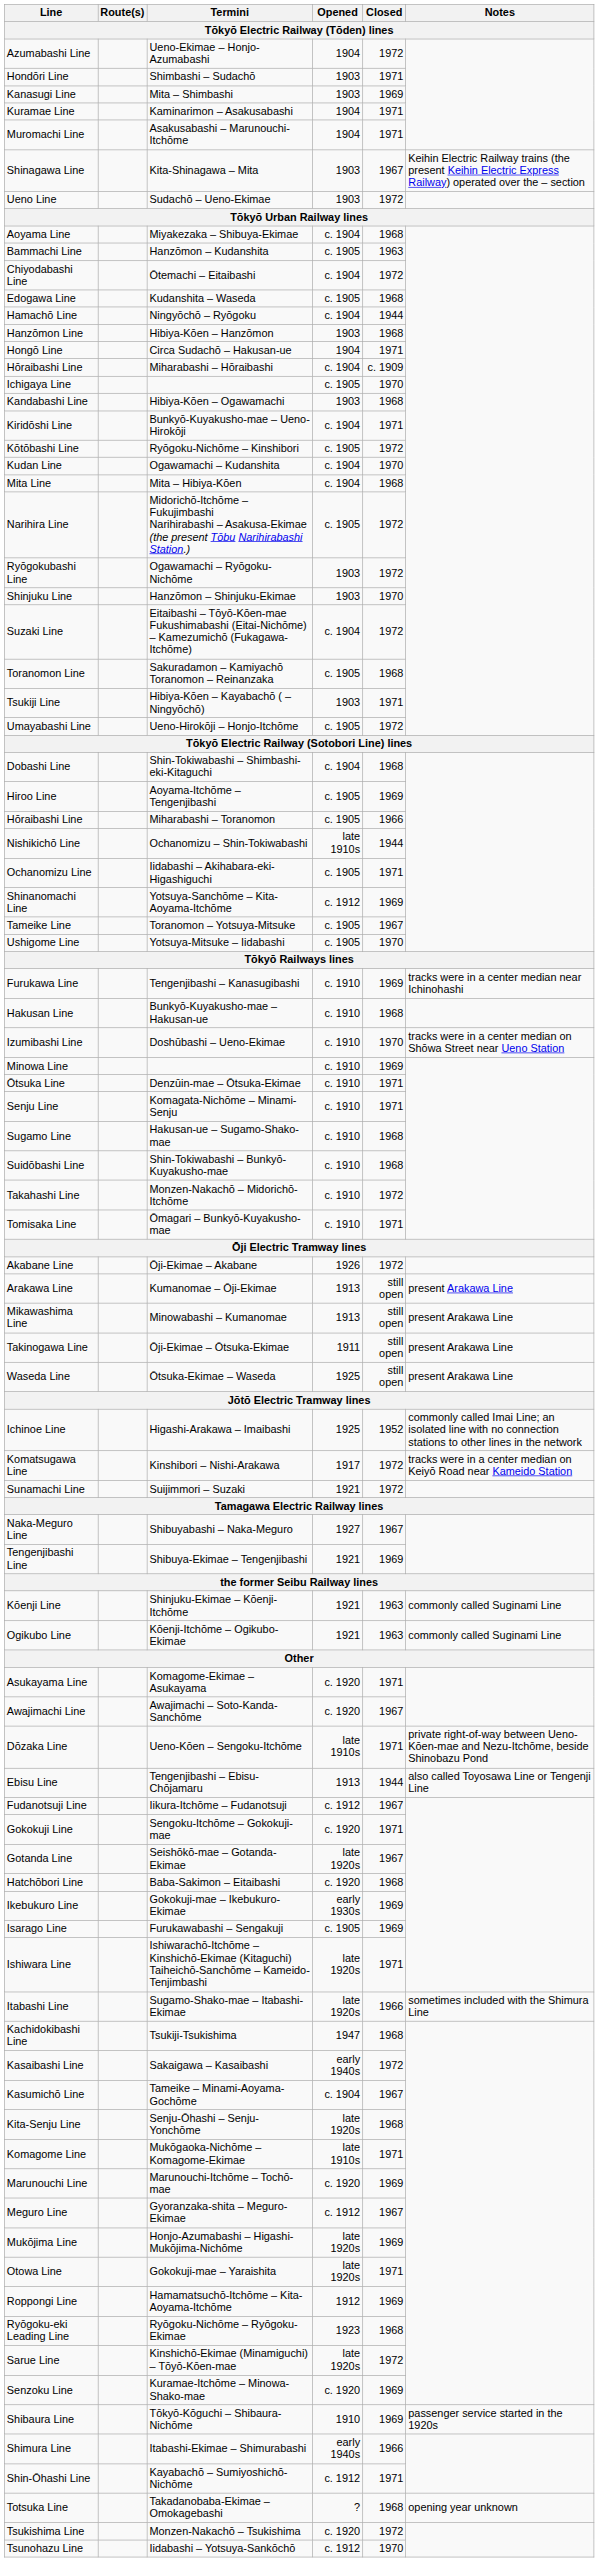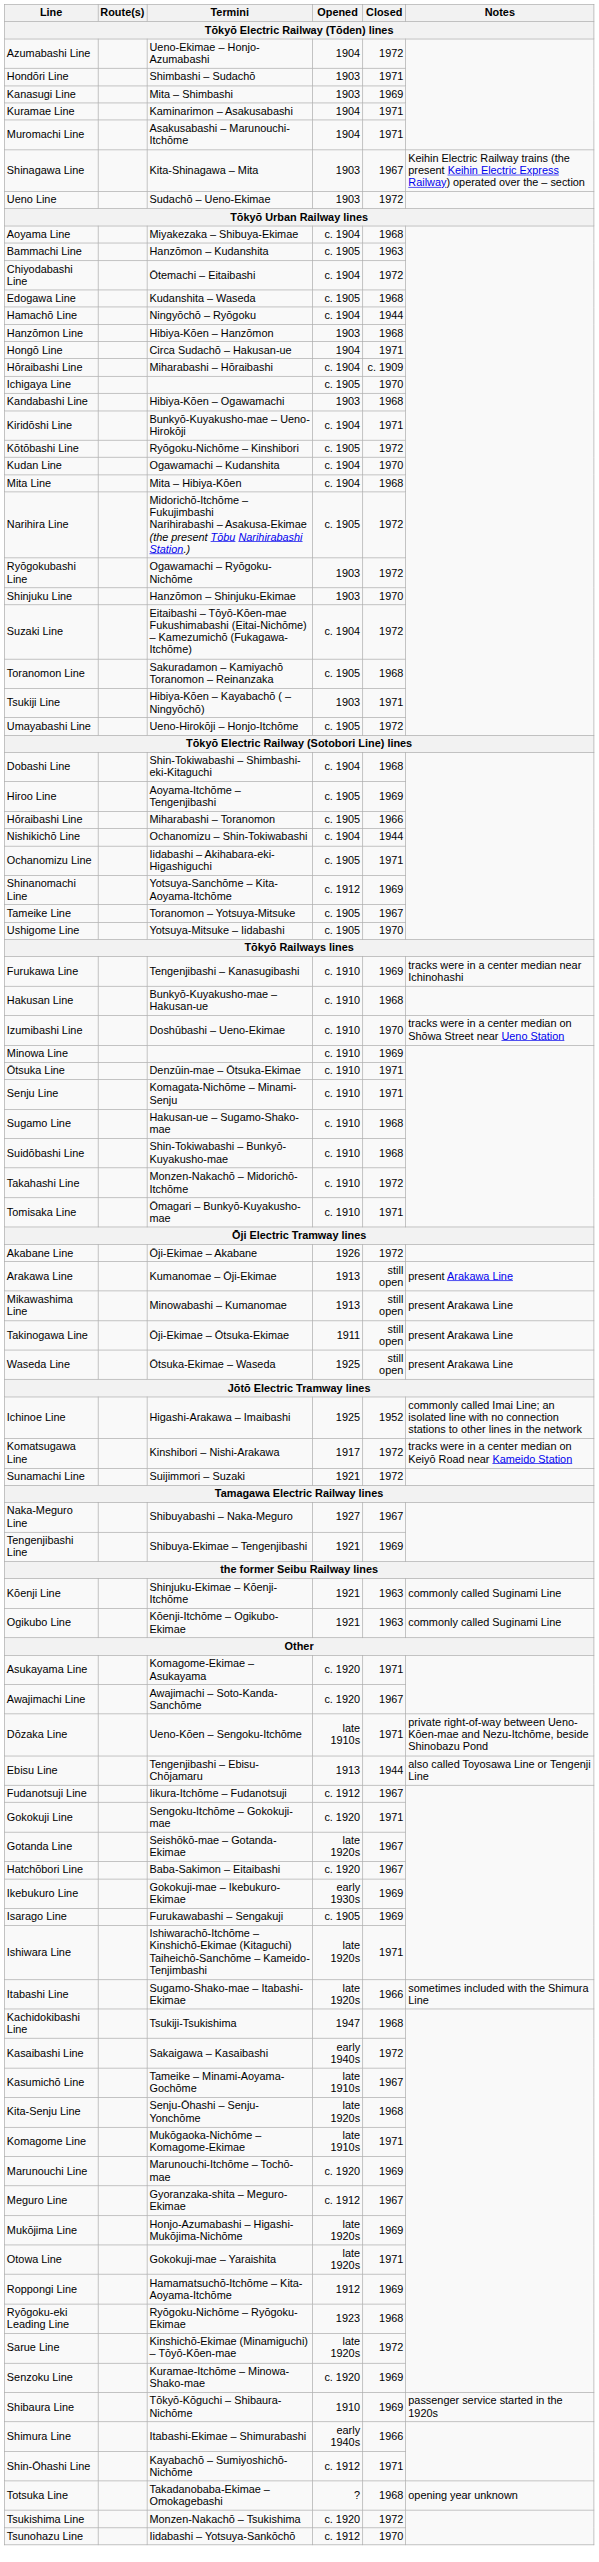(345, 843) late 1910s -> (342, 837) c. 1904
(391, 1882) 1968 -> (391, 1870) 1967
(342, 2095) c. 1904 -> (345, 2082) late 1910s
